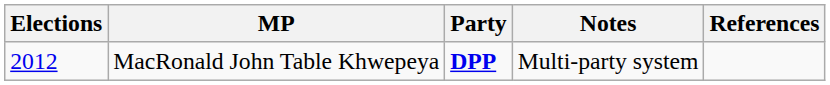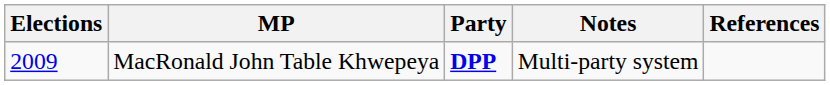(34, 60) 2012 -> (34, 60) 2009
